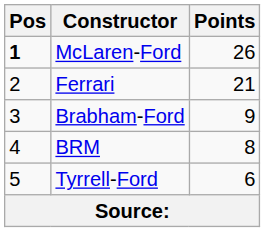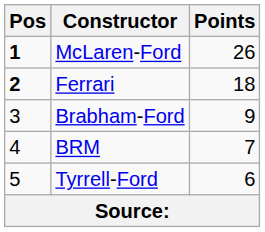(15, 84) normal -> (15, 84) bold
(244, 84) 21 -> (244, 84) 18
(250, 148) 8 -> (250, 148) 7
